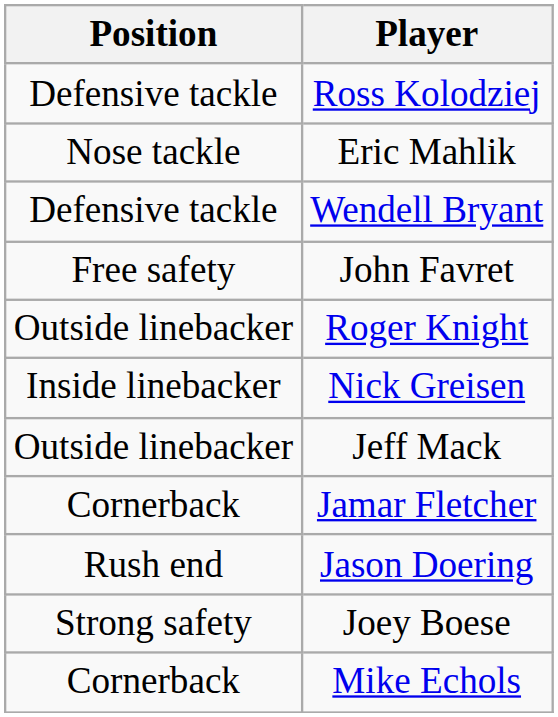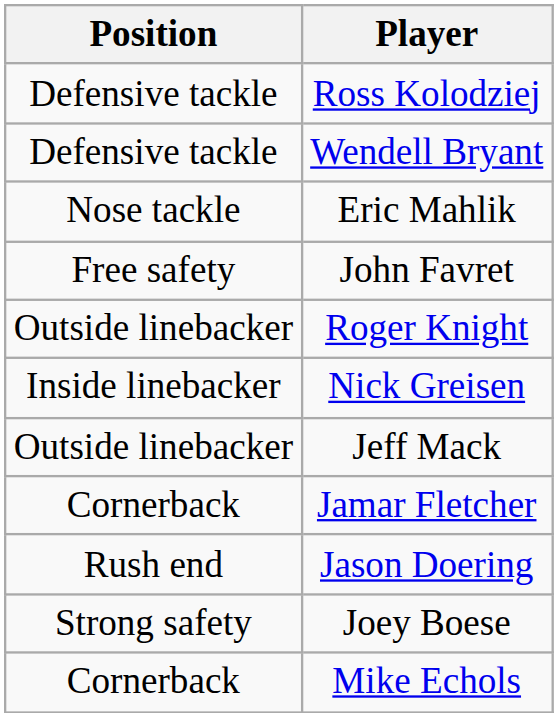rows swapped: (427, 151) <-> (427, 210)
